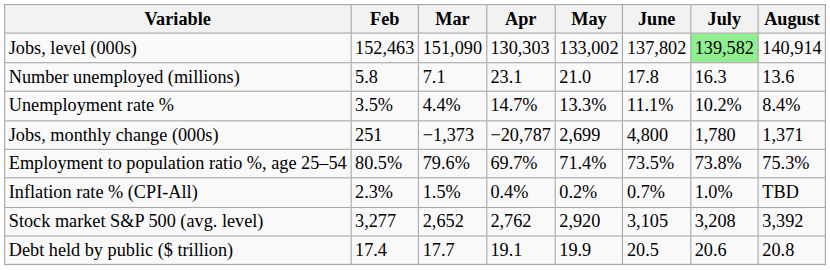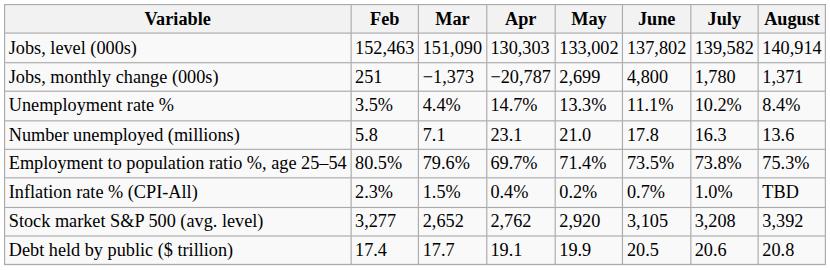(724, 47) lightgreen background -> (724, 47) no background
rows swapped: (114, 134) <-> (124, 76)
